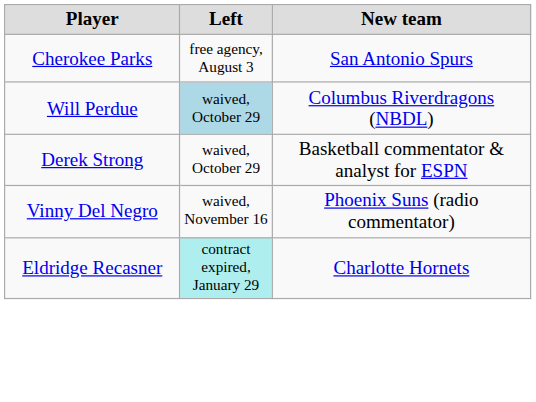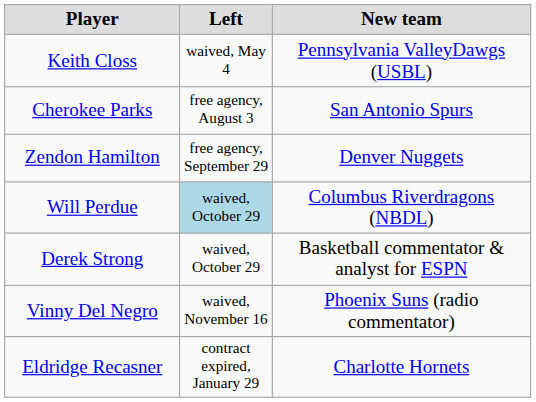+ row: (92, 60)
+ row: (92, 157)
(226, 267) paleturquoise background -> (226, 366) no background
